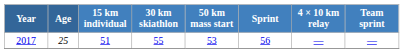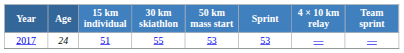(63, 40) 25 -> (63, 40) 24
(265, 40) 56 -> (265, 40) 53
